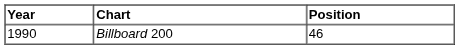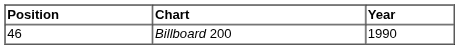columns swapped: (21, 14) <-> (335, 14)
